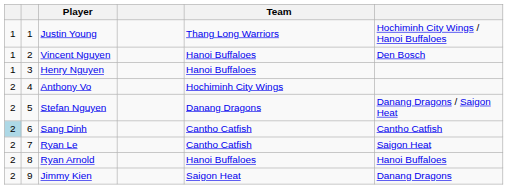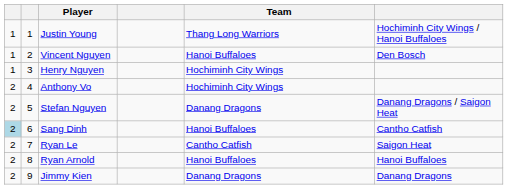(221, 70) Hanoi Buffaloes -> (235, 70) Hochiminh City Wings
(219, 129) Cantho Catfish -> (221, 129) Hanoi Buffaloes
(213, 176) Saigon Heat -> (224, 176) Danang Dragons
